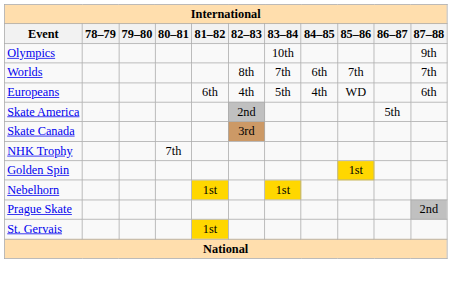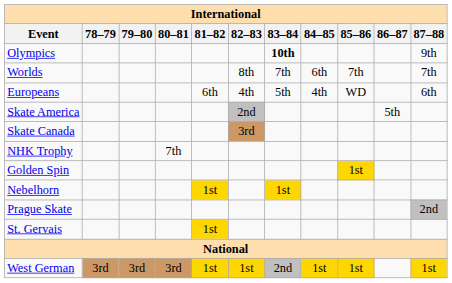(283, 53) normal -> (283, 53) bold
+ row: (41, 268)
